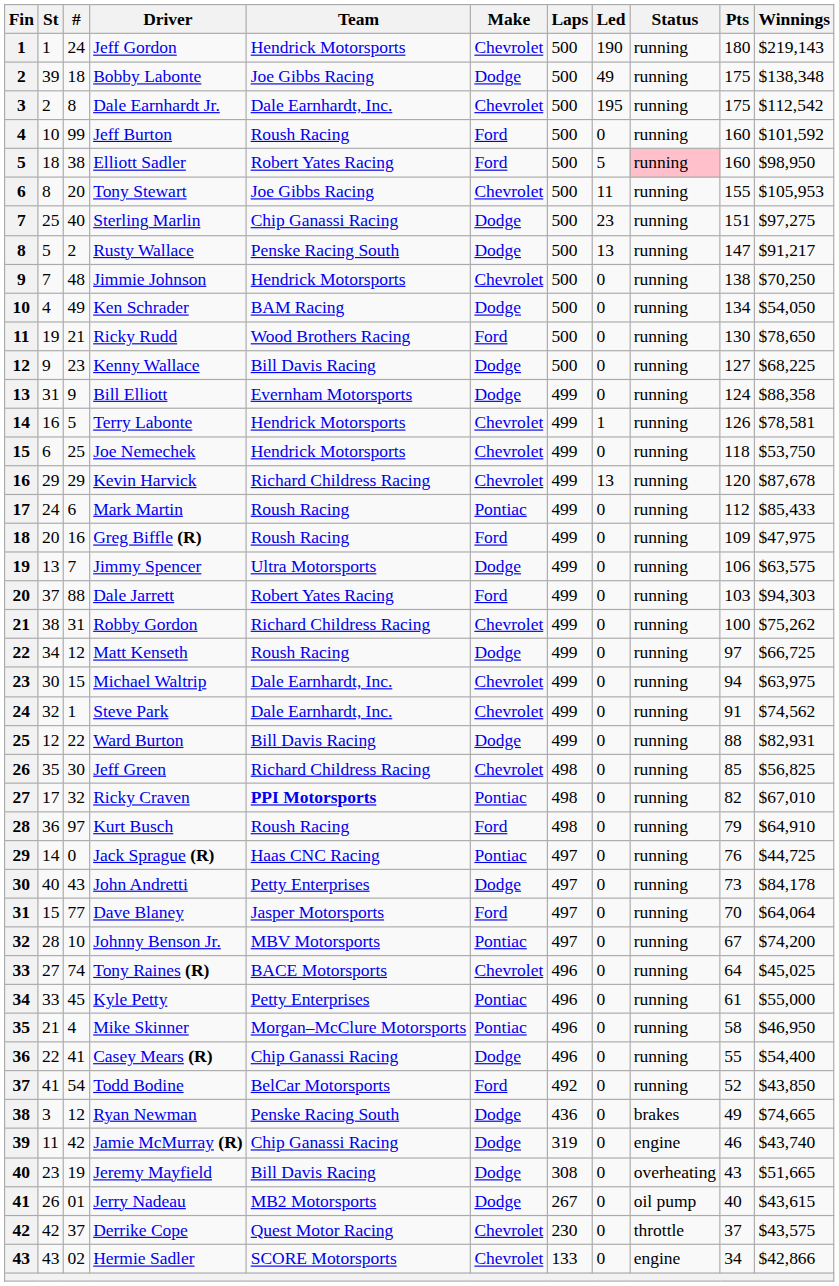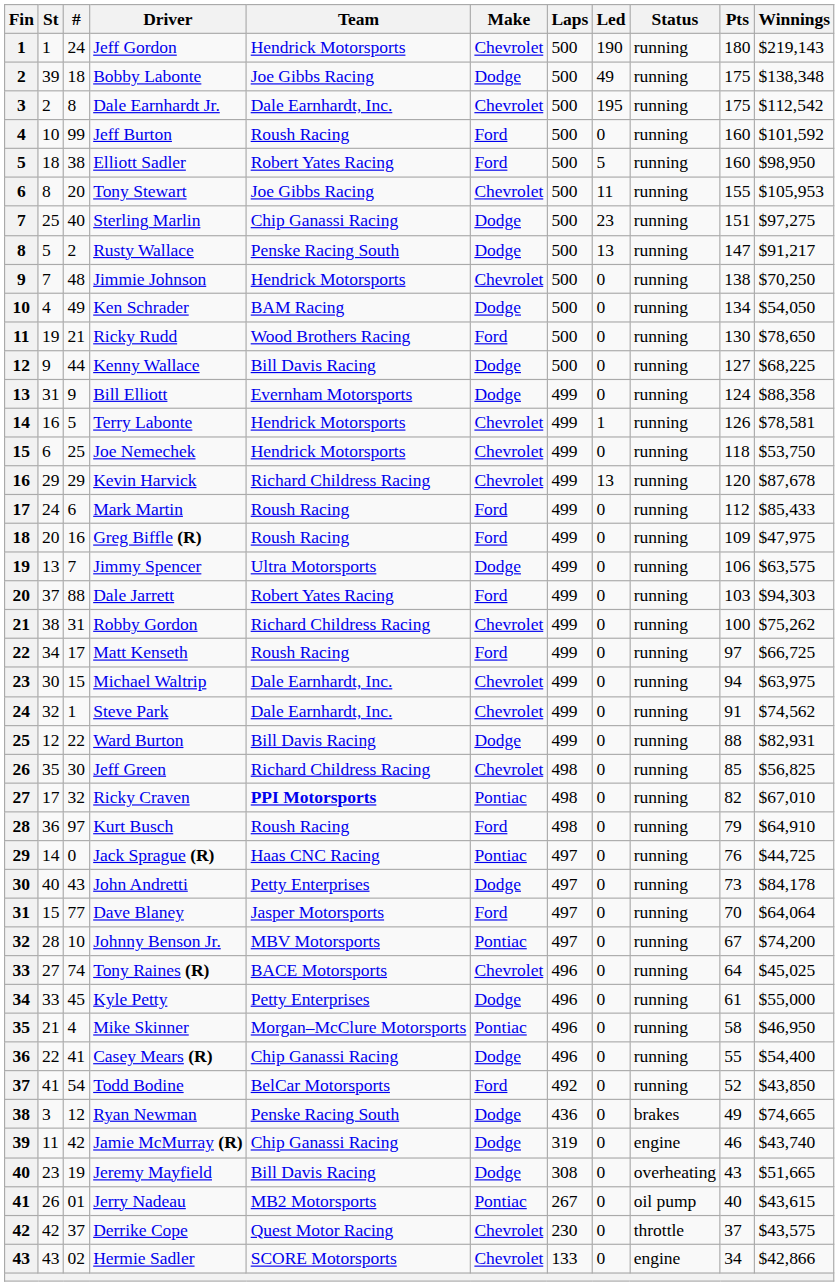(661, 163) pink background -> (661, 163) no background
(76, 364) 23 -> (76, 364) 44
(501, 509) Pontiac -> (491, 509) Ford
(76, 653) 12 -> (76, 653) 17
(498, 653) Dodge -> (491, 653) Ford
(501, 999) Pontiac -> (498, 999) Dodge
(498, 1200) Dodge -> (501, 1200) Pontiac
